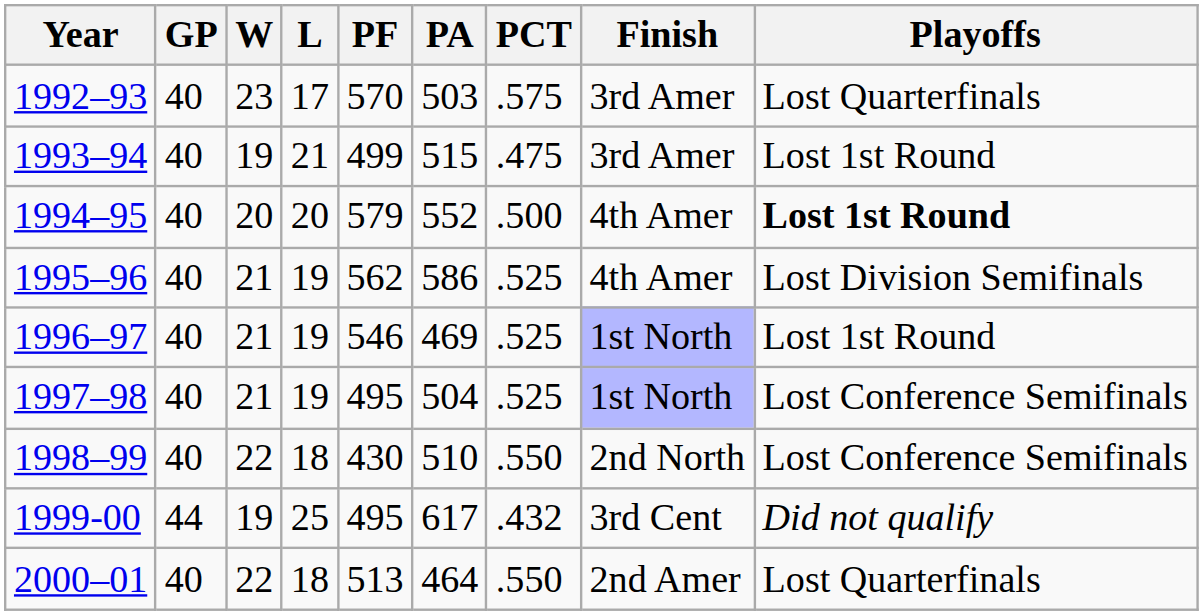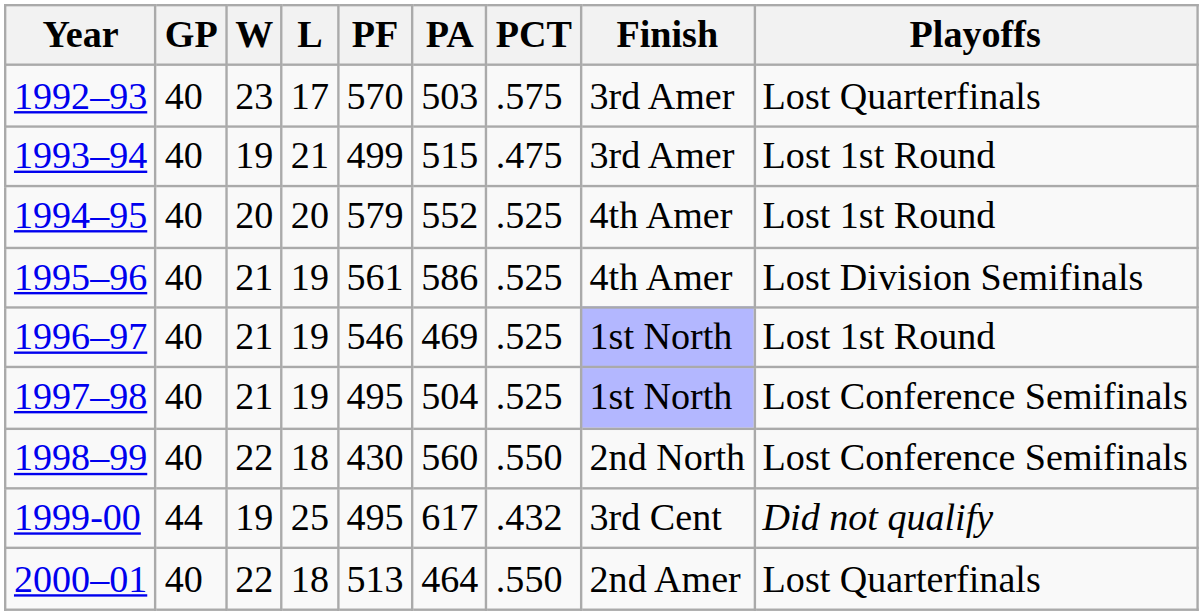(529, 215) .500 -> (529, 215) .525
(886, 215) bold -> (879, 215) normal
(375, 276) 562 -> (375, 276) 561
(450, 457) 510 -> (450, 457) 560
